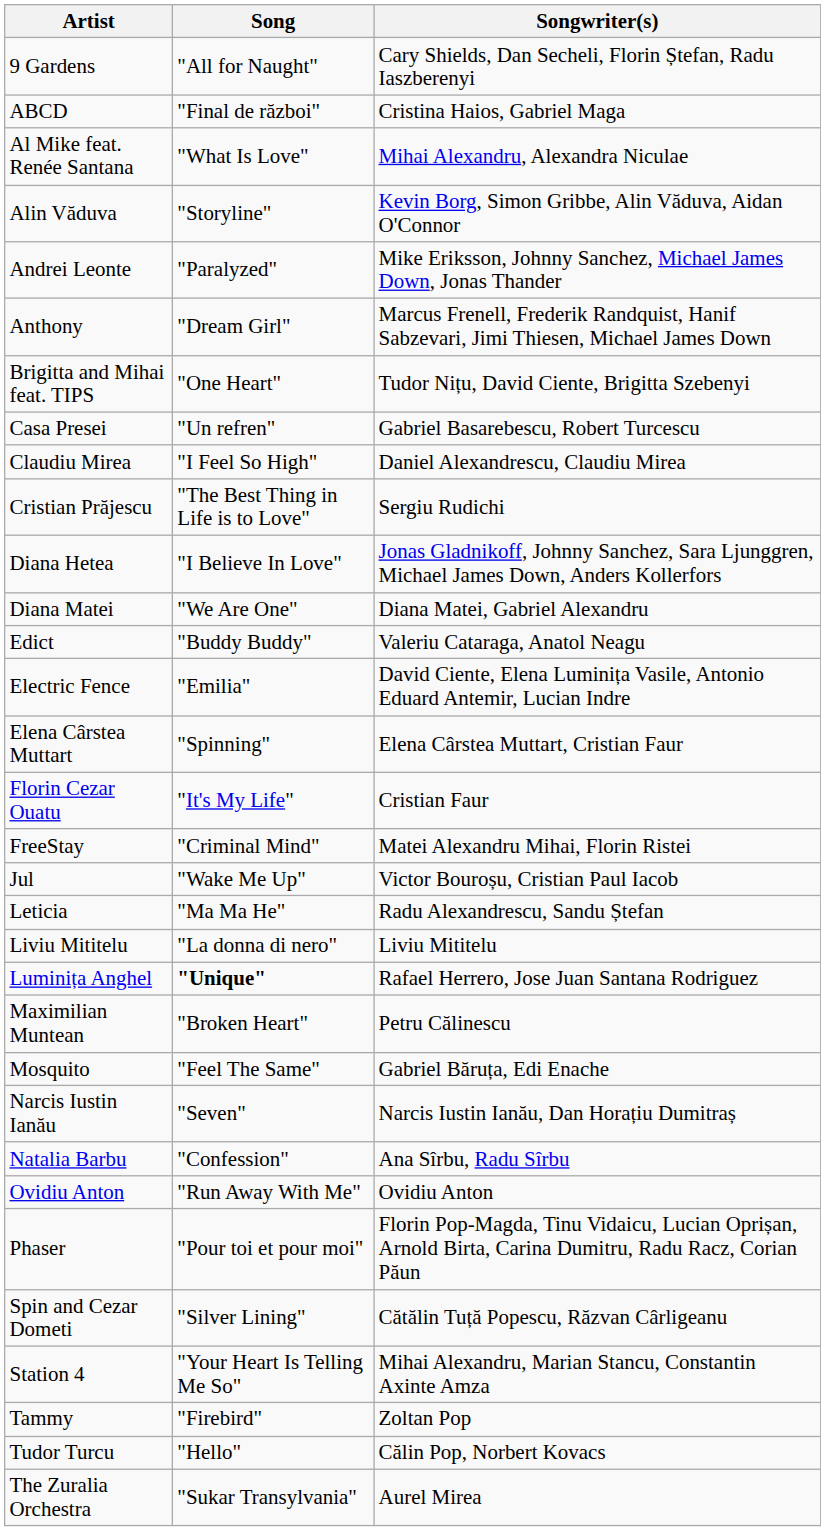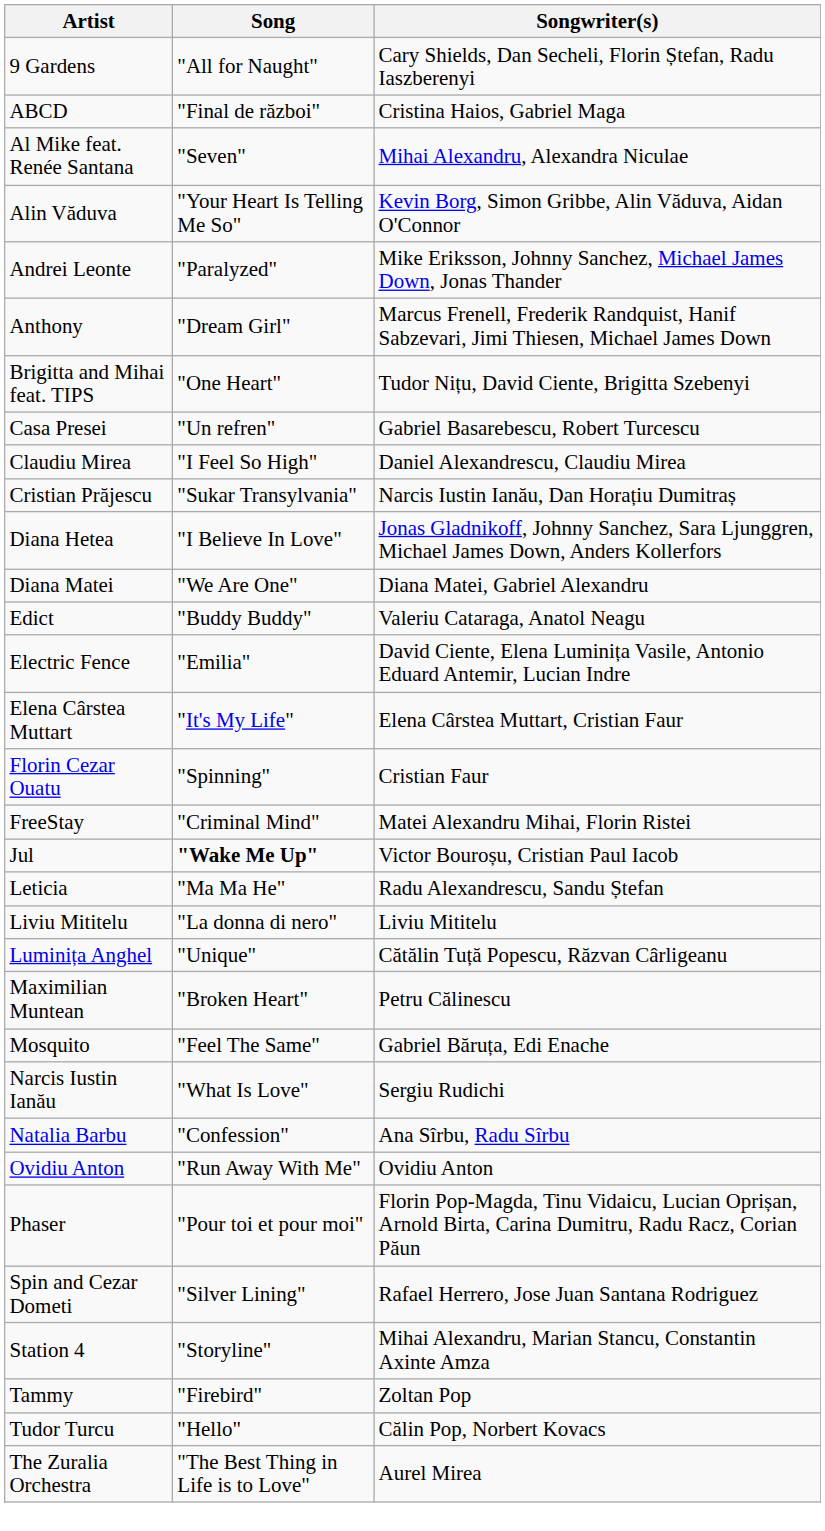(243, 156) "What Is Love" -> (212, 156) "Seven"
(224, 213) "Storyline" -> (270, 213) "Your Heart Is Telling Me So"
(257, 506) "The Best Thing in Life is to Love" -> (267, 495) "Sukar Transylvania"
(442, 506) Sergiu Rudichi -> (557, 495) Narcis Iustin Ianău, Dan Horațiu Dumitraș
(224, 743) "Spinning" -> (236, 720) "It's My Life"
(236, 800) "It's My Life" -> (224, 776) "Spinning"
(242, 878) normal -> (248, 855) bold
(222, 978) bold -> (217, 954) normal
(568, 978) Rafael Herrero, Jose Juan Santana Rodriguez -> (553, 954) Cătălin Tuță Popescu, Răzvan Cârligeanu
(212, 1113) "Seven" -> (243, 1090) "What Is Love"
(557, 1113) Narcis Iustin Ianău, Dan Horațiu Dumitraș -> (442, 1090) Sergiu Rudichi
(553, 1317) Cătălin Tuță Popescu, Răzvan Cârligeanu -> (568, 1293) Rafael Herrero, Jose Juan Santana Rodriguez
(270, 1374) "Your Heart Is Telling Me So" -> (224, 1350) "Storyline"
(267, 1497) "Sukar Transylvania" -> (257, 1473) "The Best Thing in Life is to Love"
